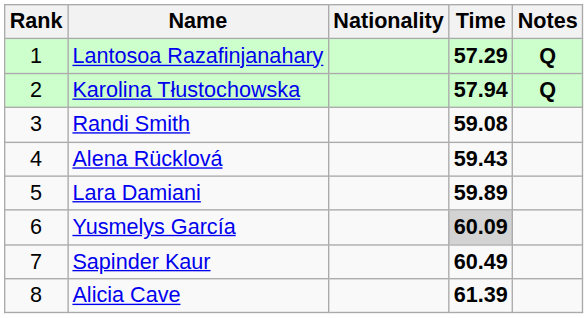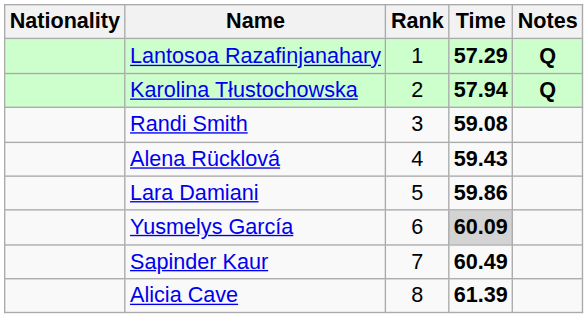columns swapped: (36, 21) <-> (389, 21)
(481, 192) 59.89 -> (481, 192) 59.86
